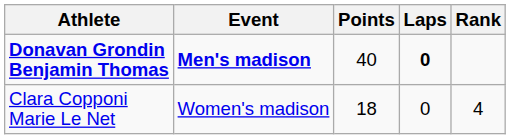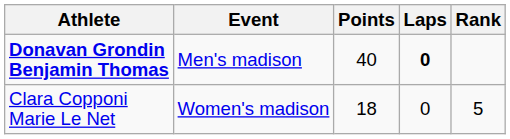(244, 59) bold -> (240, 59) normal
(478, 109) 4 -> (478, 109) 5
